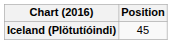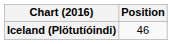(143, 30) 45 -> (143, 30) 46
